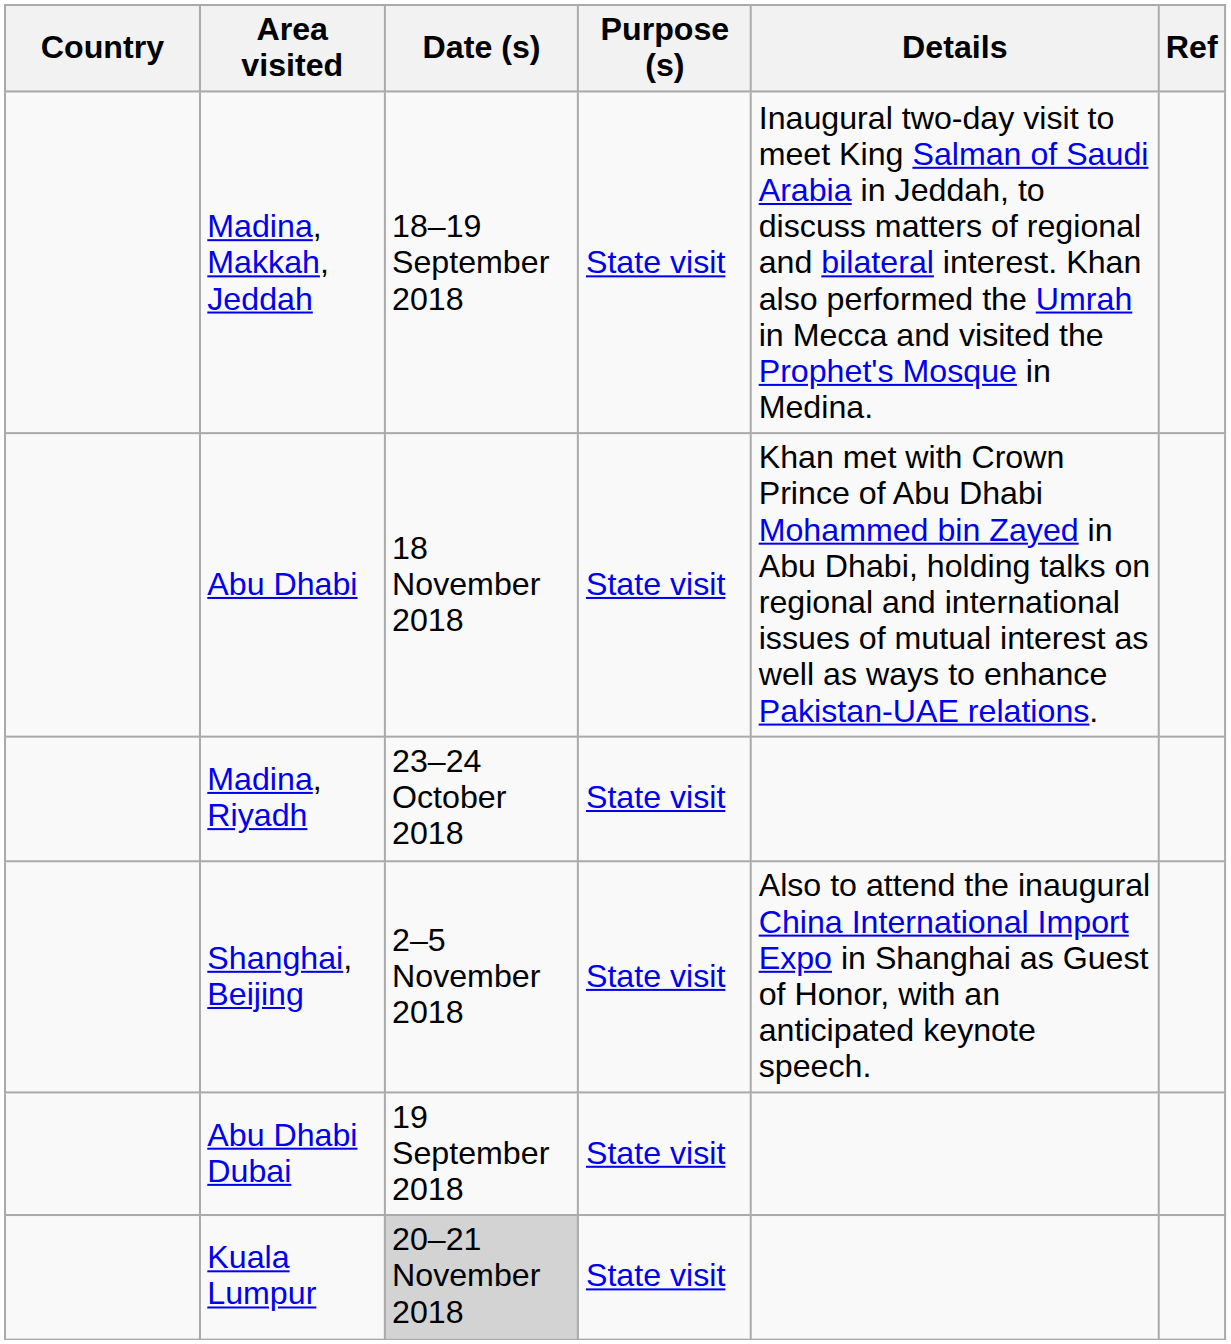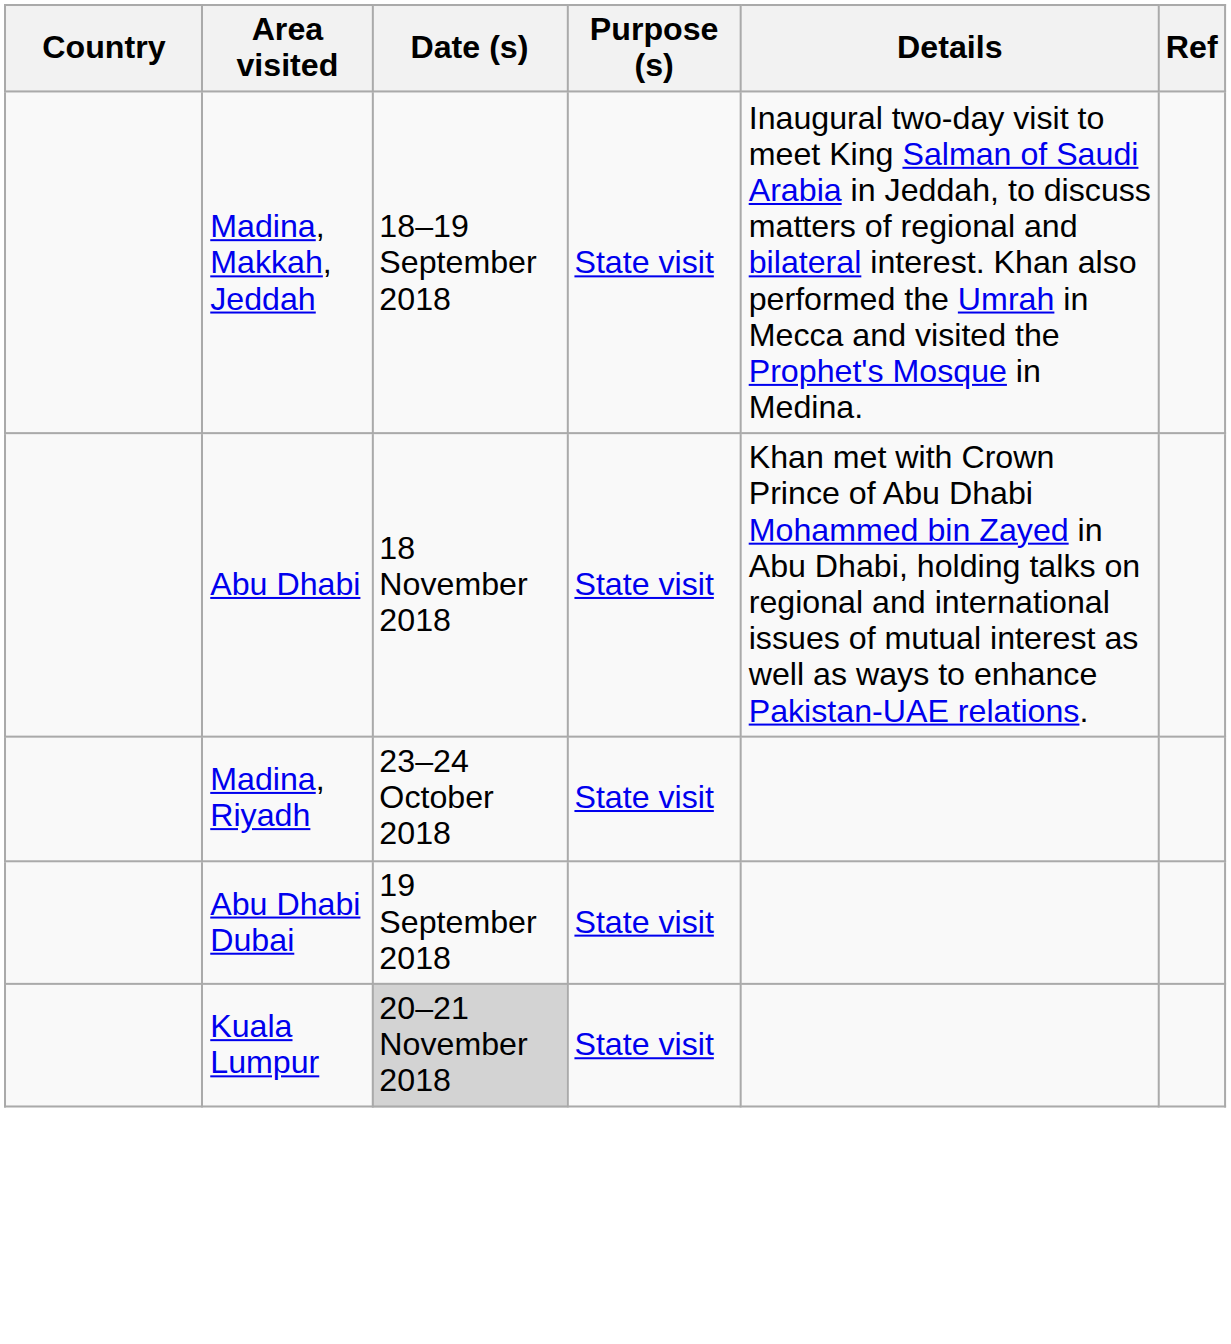- row: (280, 975)
